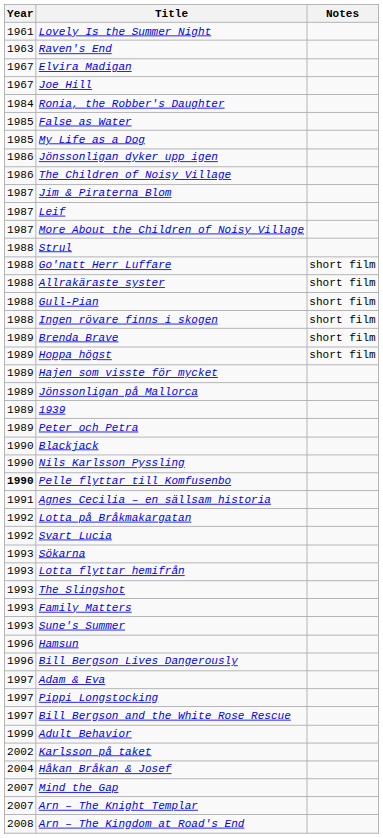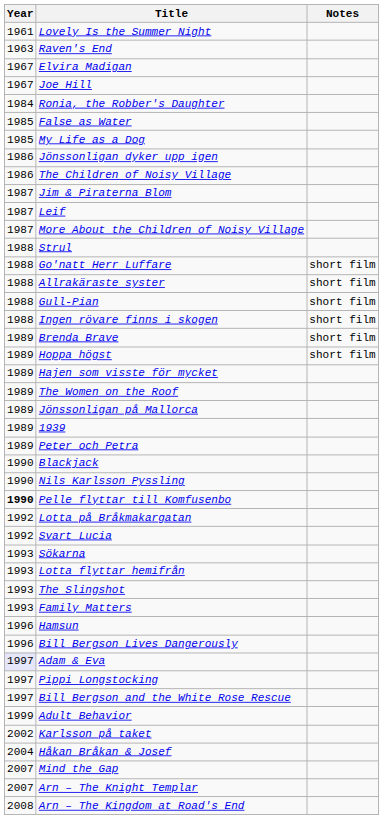+ row: (108, 392)
- row: (155, 500)
- row: (82, 626)
(20, 680) no background -> (20, 662) lavender background
